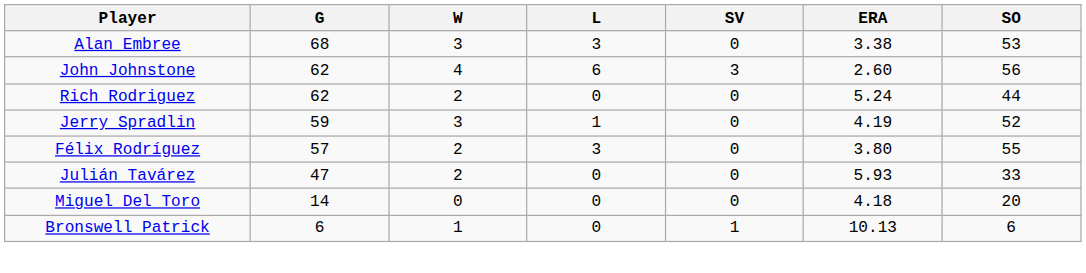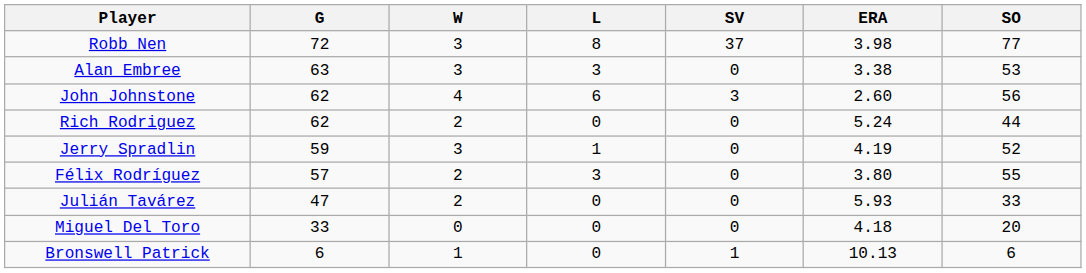+ row: (128, 44)
(320, 44) 68 -> (320, 70) 63
(320, 202) 14 -> (320, 228) 33
